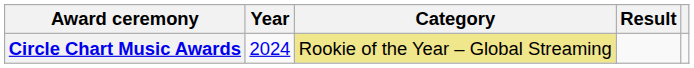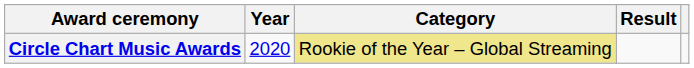(270, 48) 2024 -> (270, 48) 2020
